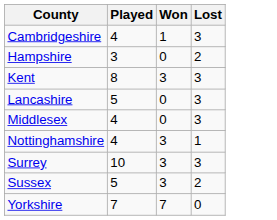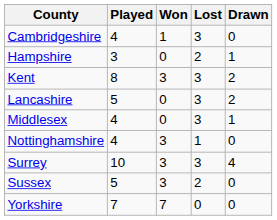+ column: (248, 15)
